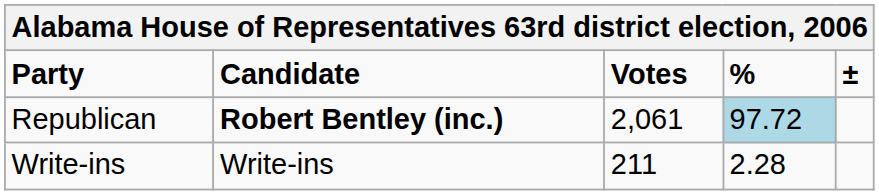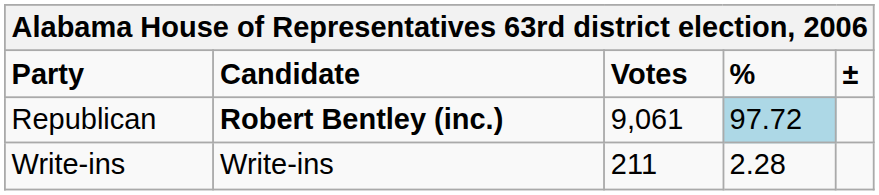(647, 119) 2,061 -> (647, 119) 9,061
